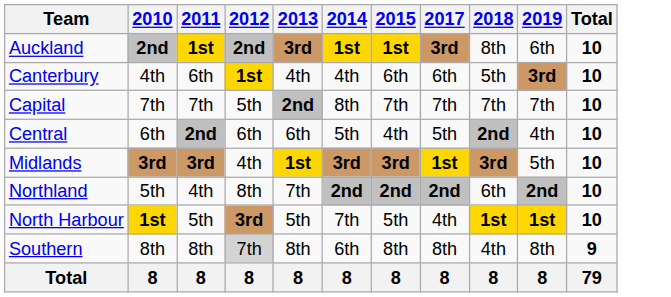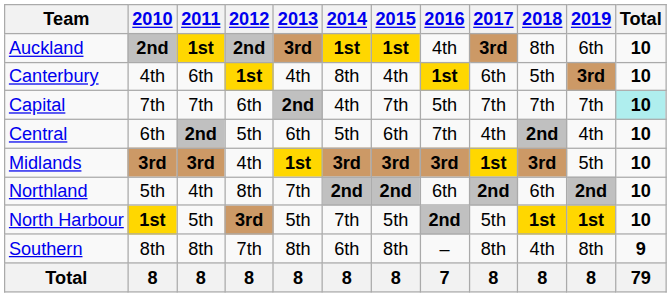+ column: (445, 19)
(347, 77) 4th -> (347, 77) 8th
(396, 77) 6th -> (396, 77) 4th
(249, 105) 5th -> (249, 105) 6th
(347, 105) 8th -> (347, 105) 4th
(592, 105) no background -> (641, 105) paleturquoise background
(249, 134) 6th -> (249, 134) 5th
(396, 134) 4th -> (396, 134) 6th
(445, 134) 5th -> (493, 134) 4th
(445, 220) 4th -> (493, 220) 5th
(249, 249) lightgrey background -> (249, 249) no background
